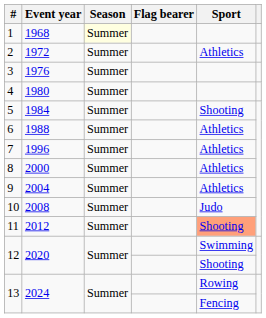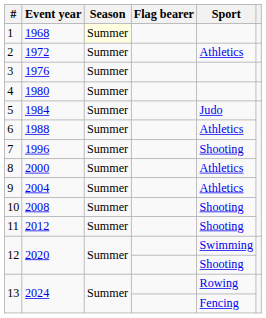(222, 110) Shooting -> (211, 110) Judo
(222, 149) Athletics -> (222, 149) Shooting
(211, 206) Judo -> (222, 206) Shooting
(222, 226) lightsalmon background -> (222, 226) no background
